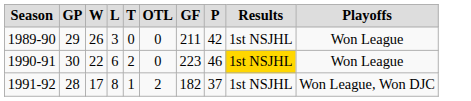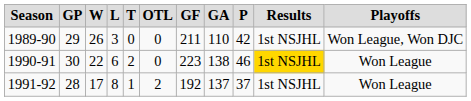+ column: (219, 15)
(367, 38) Won League -> (395, 38) Won League, Won DJC
(190, 84) 182 -> (190, 84) 192
(367, 84) Won League, Won DJC -> (395, 84) Won League
